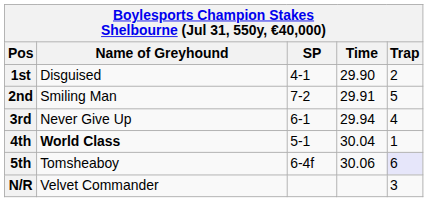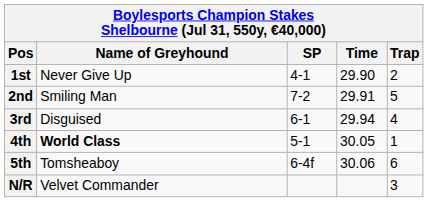(71, 75) Disguised -> (86, 75) Never Give Up
(86, 119) Never Give Up -> (71, 119) Disguised
(358, 141) 30.04 -> (358, 141) 30.05
(394, 163) lavender background -> (394, 163) no background
